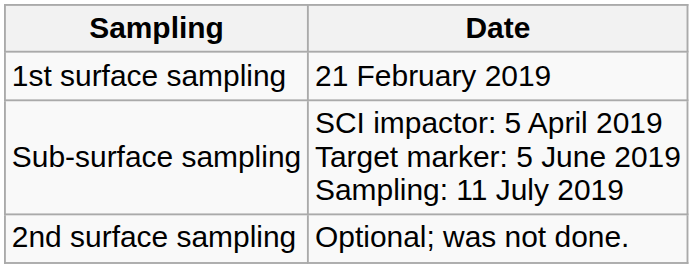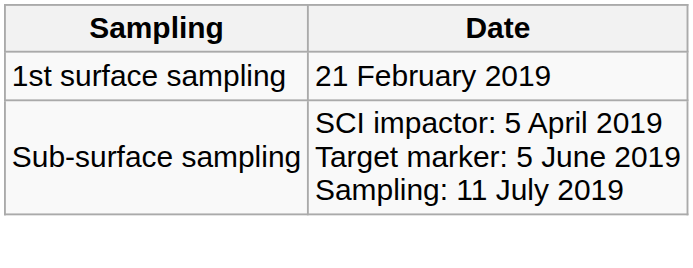- row: (154, 237)
